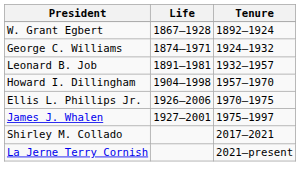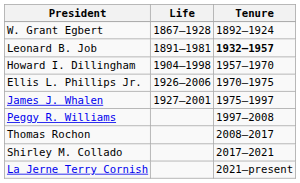- row: (65, 48)
(245, 65) normal -> (245, 48) bold
+ row: (62, 117)
+ row: (49, 135)
